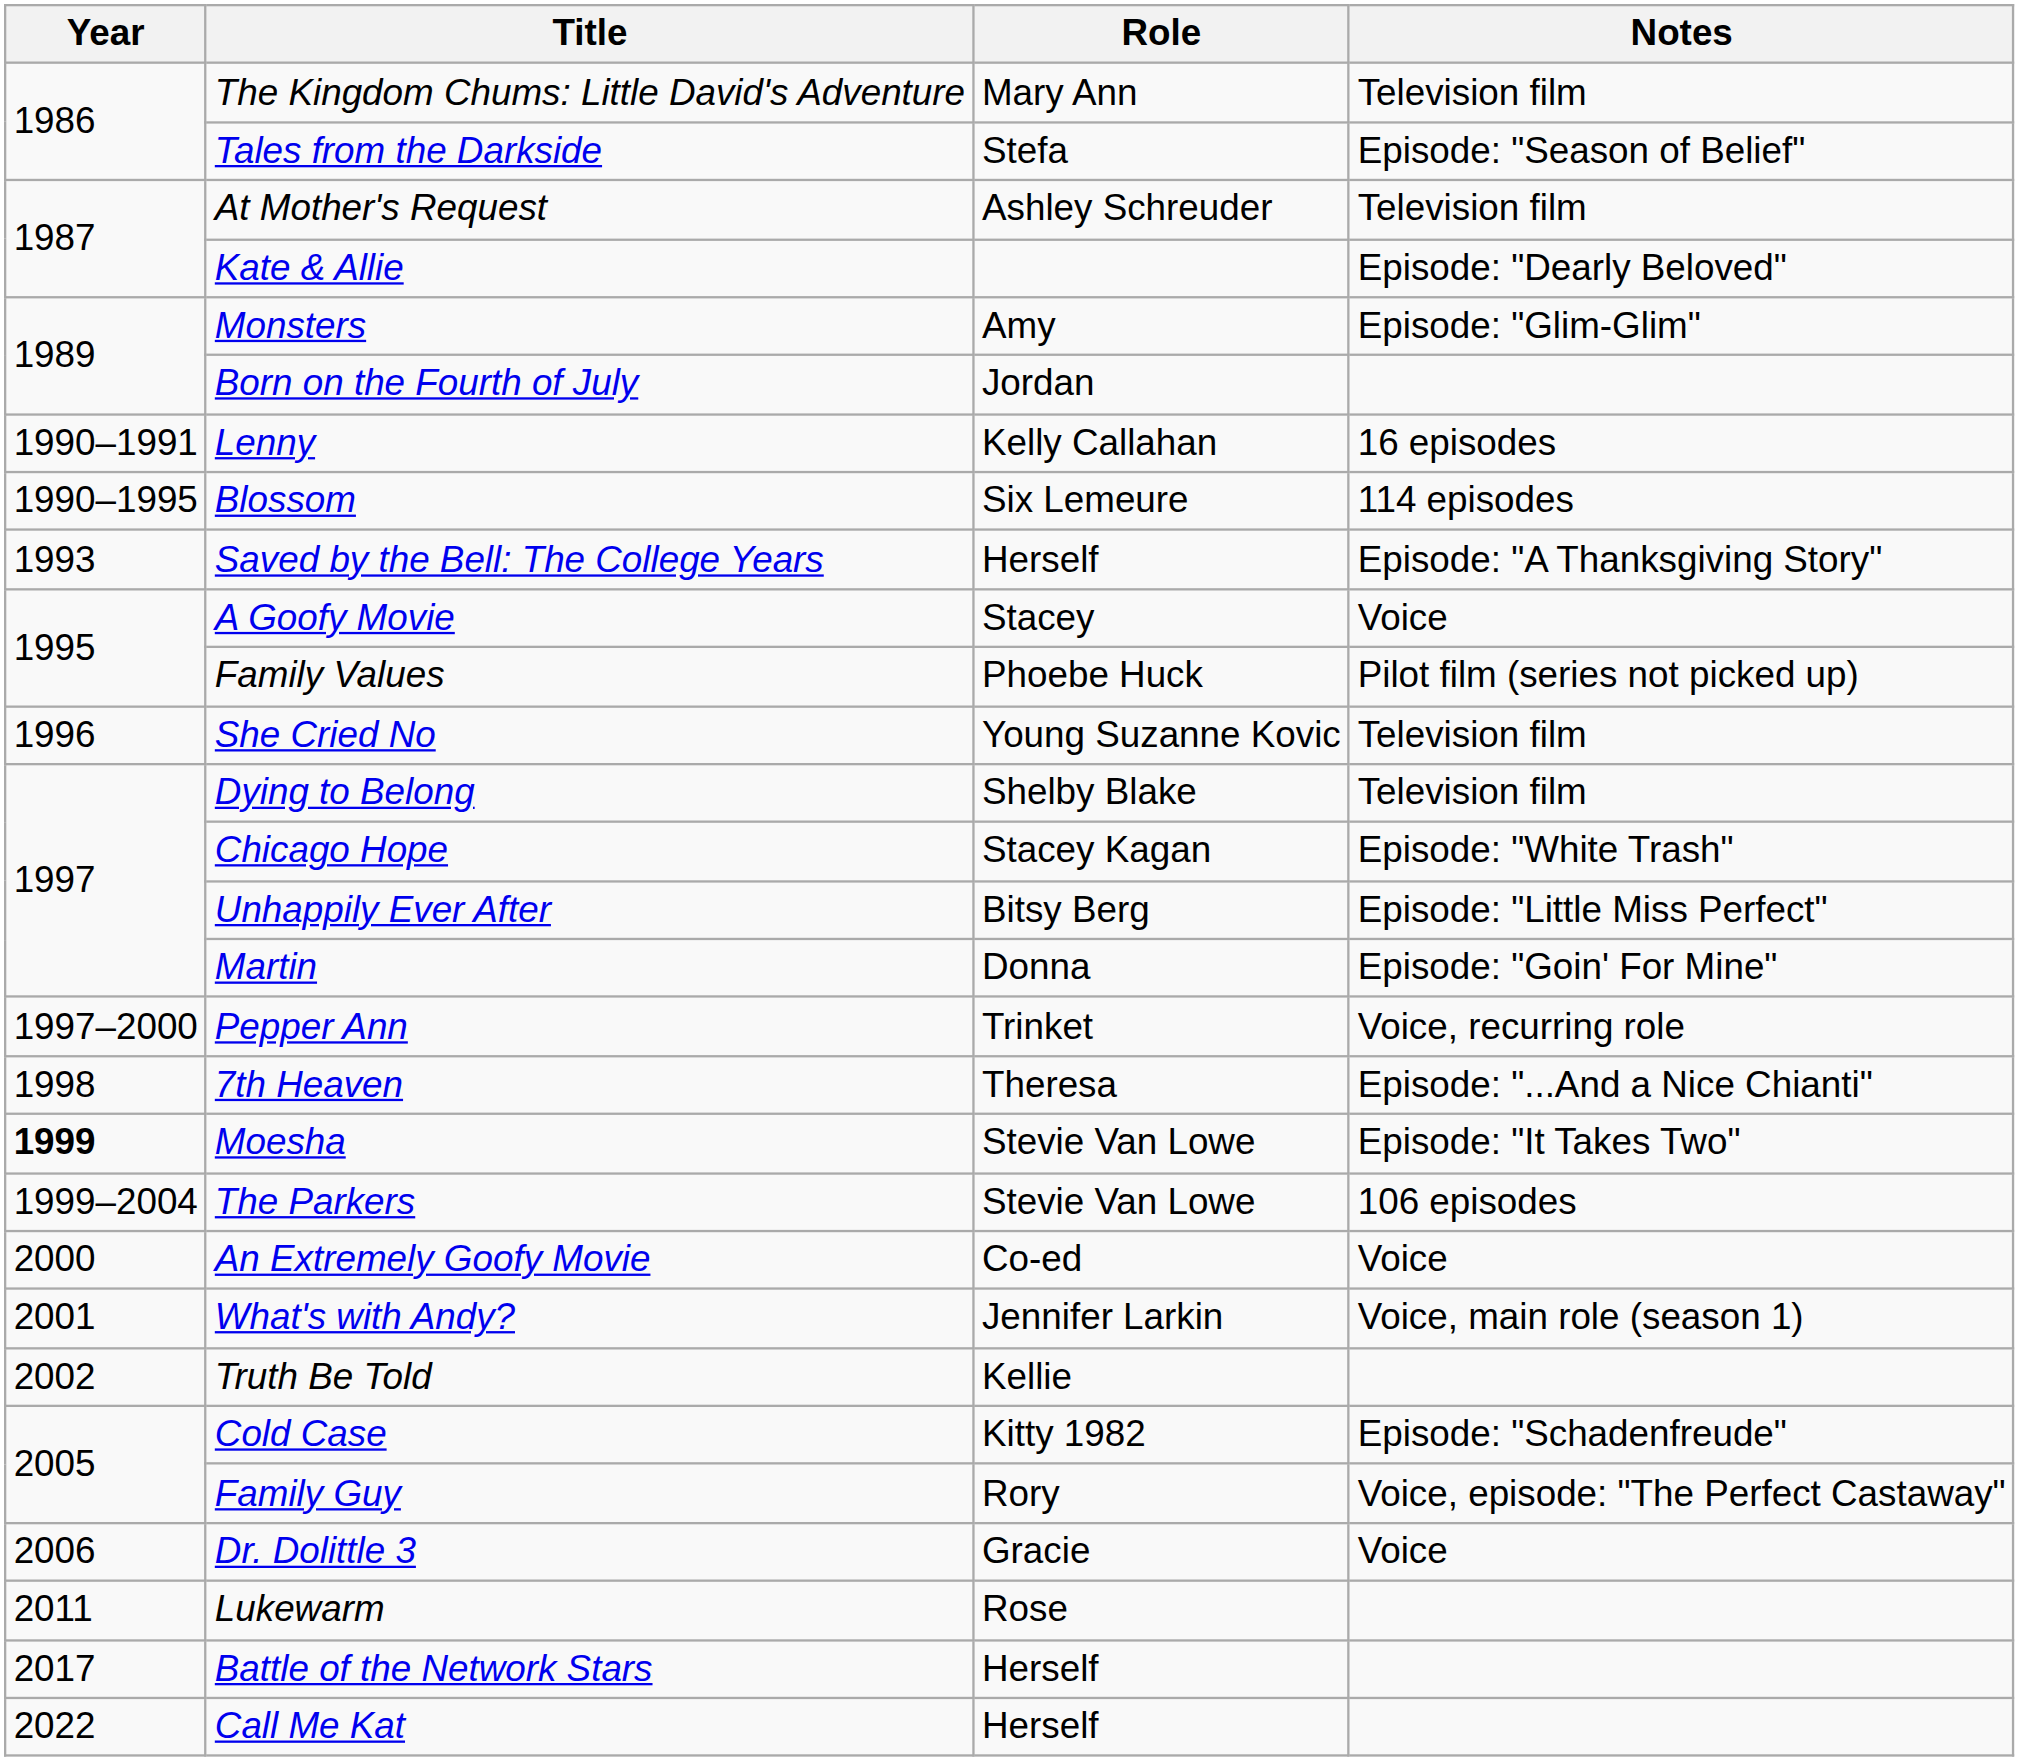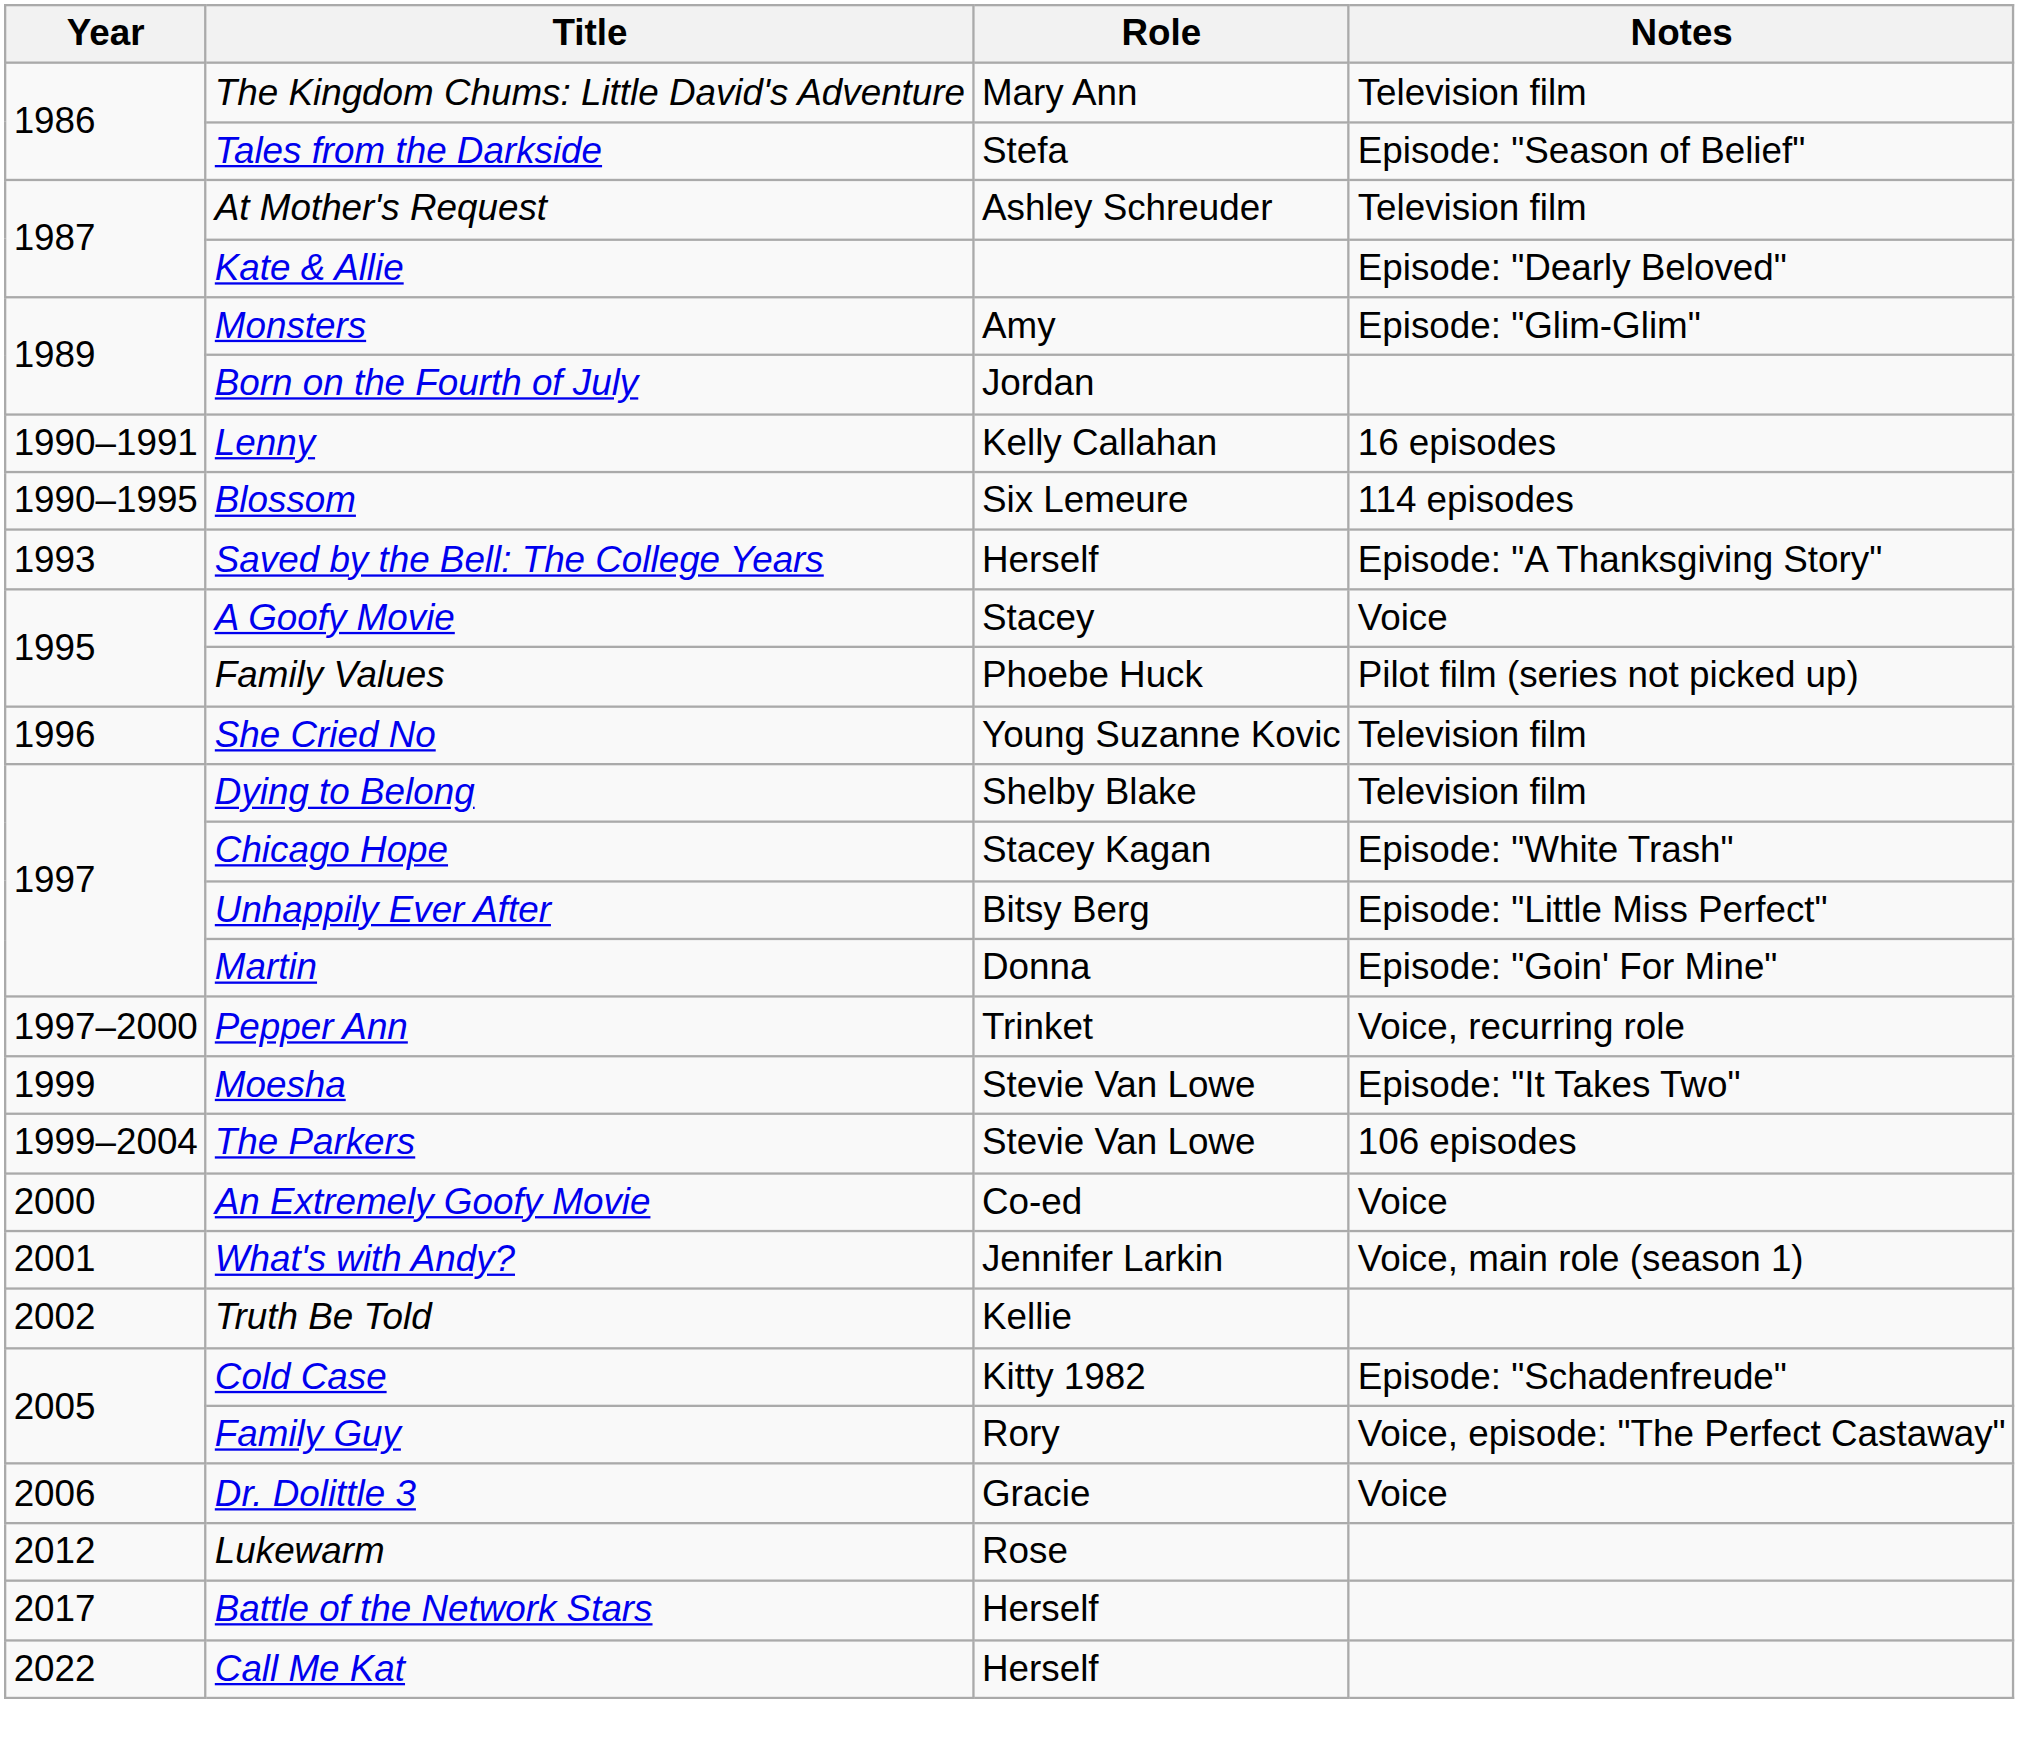- row: (309, 1084)
(55, 1142) bold -> (55, 1084) normal
(53, 1609) 2011 -> (55, 1551) 2012
